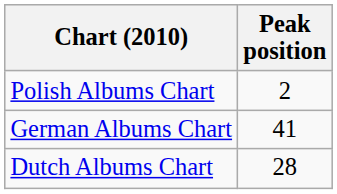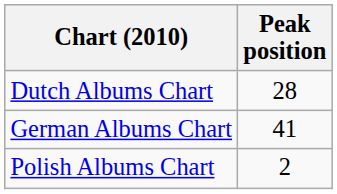rows swapped: (112, 90) <-> (112, 167)
